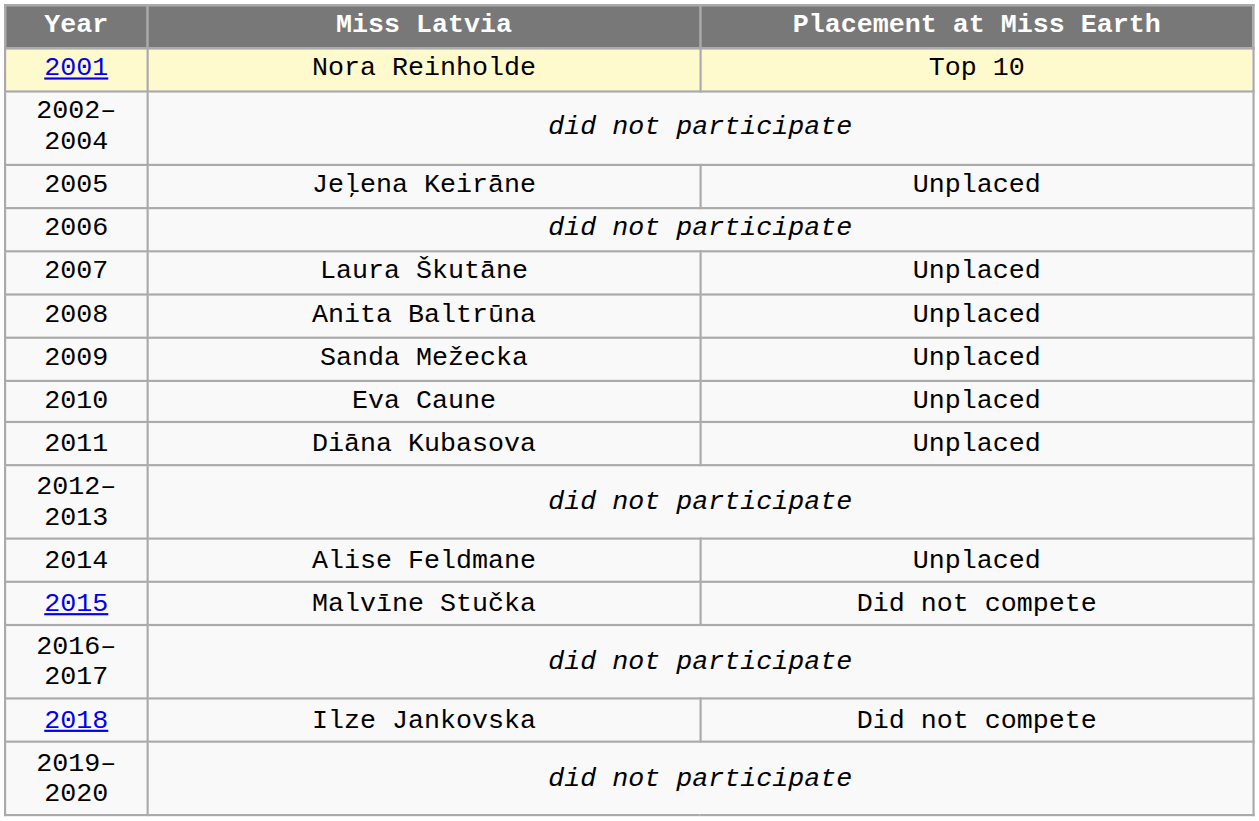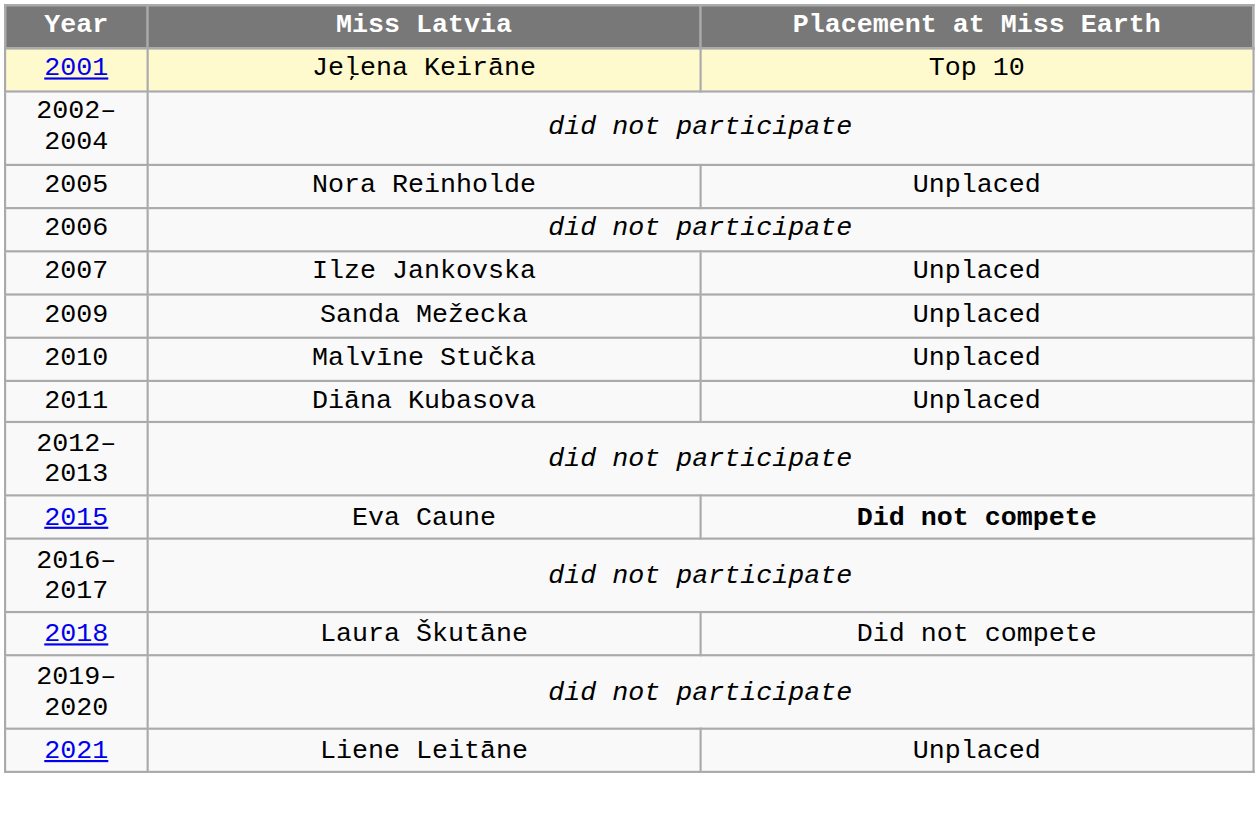(424, 70) Nora Reinholde -> (424, 70) Jeļena Keirāne
(424, 186) Jeļena Keirāne -> (424, 186) Nora Reinholde
(424, 273) Laura Škutāne -> (424, 273) Ilze Jankovska
- row: (76, 316)
(424, 402) Eva Caune -> (424, 359) Malvīne Stučka
- row: (76, 561)
(424, 604) Malvīne Stučka -> (424, 518) Eva Caune
(977, 604) normal -> (977, 518) bold
(424, 721) Ilze Jankovska -> (424, 634) Laura Škutāne
+ row: (76, 751)
